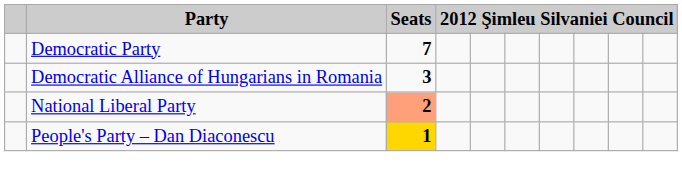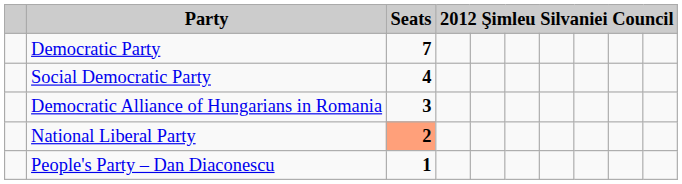+ row: (121, 77)
(427, 135) gold background -> (427, 164) no background
